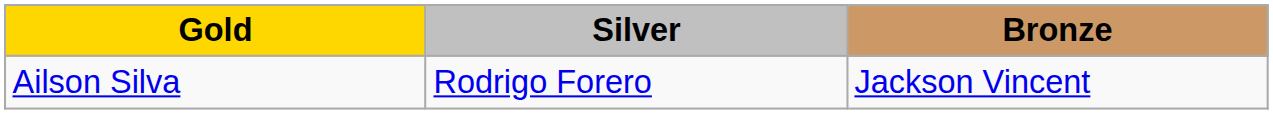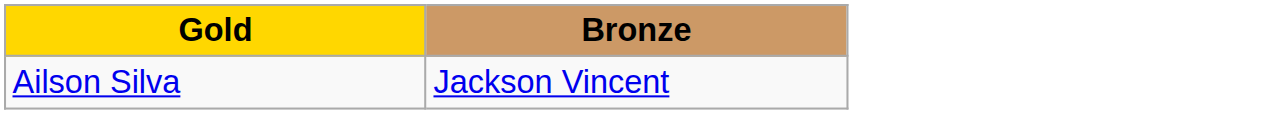- column: (636, 30)
